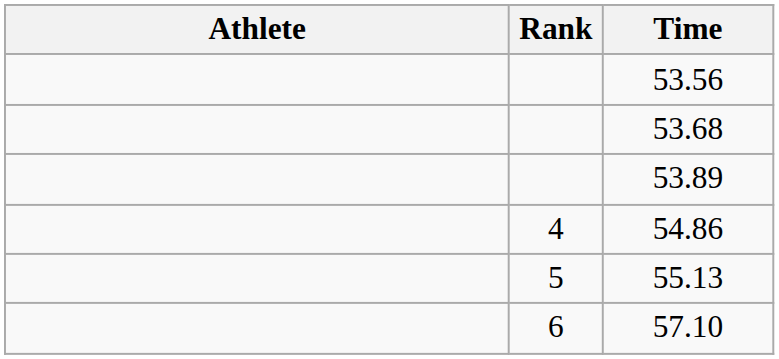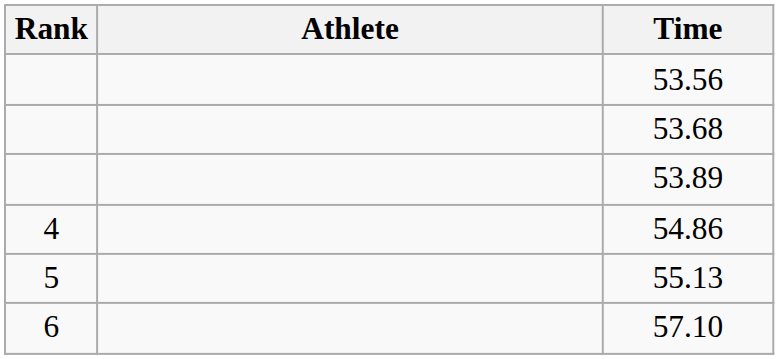columns swapped: (556, 29) <-> (257, 29)
